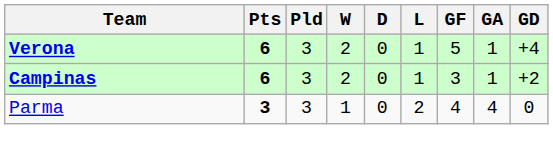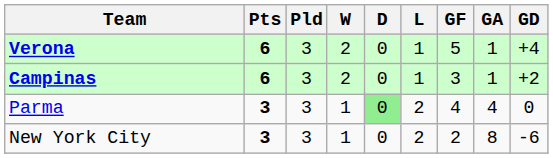(382, 109) no background -> (382, 109) lightgreen background
+ row: (80, 138)
